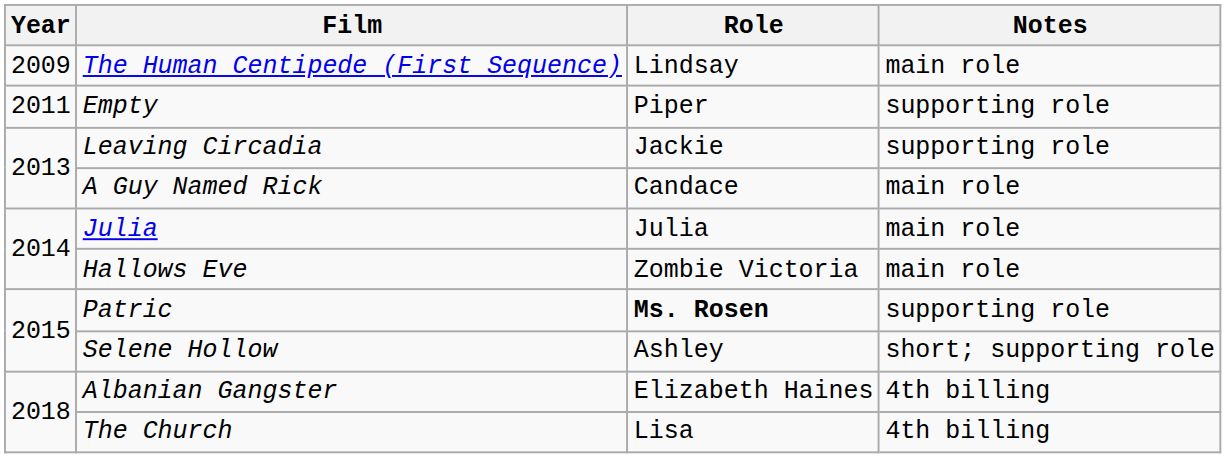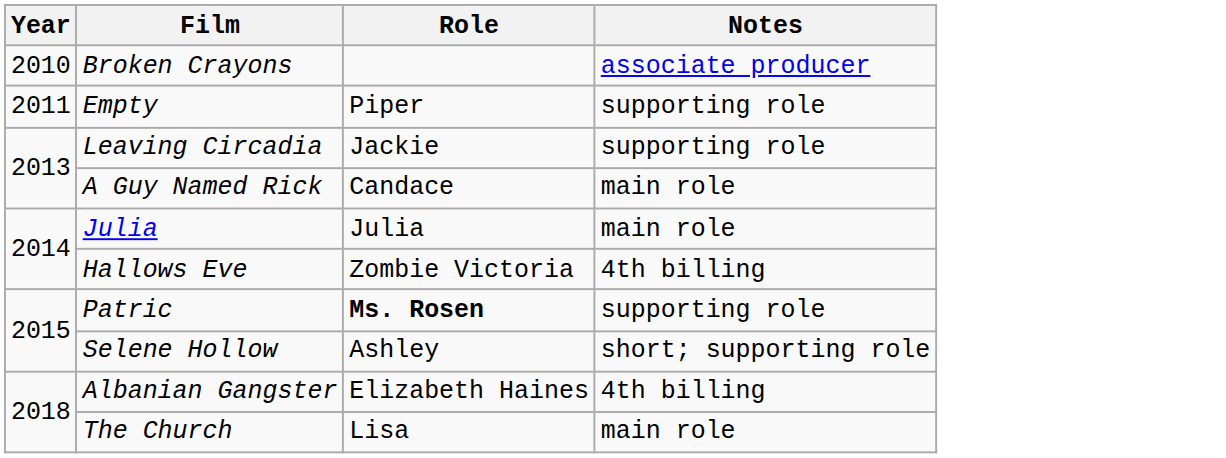- row: (352, 66)
+ row: (188, 66)
(953, 269) main role -> (683, 269) 4th billing
(968, 432) 4th billing -> (668, 432) main role
